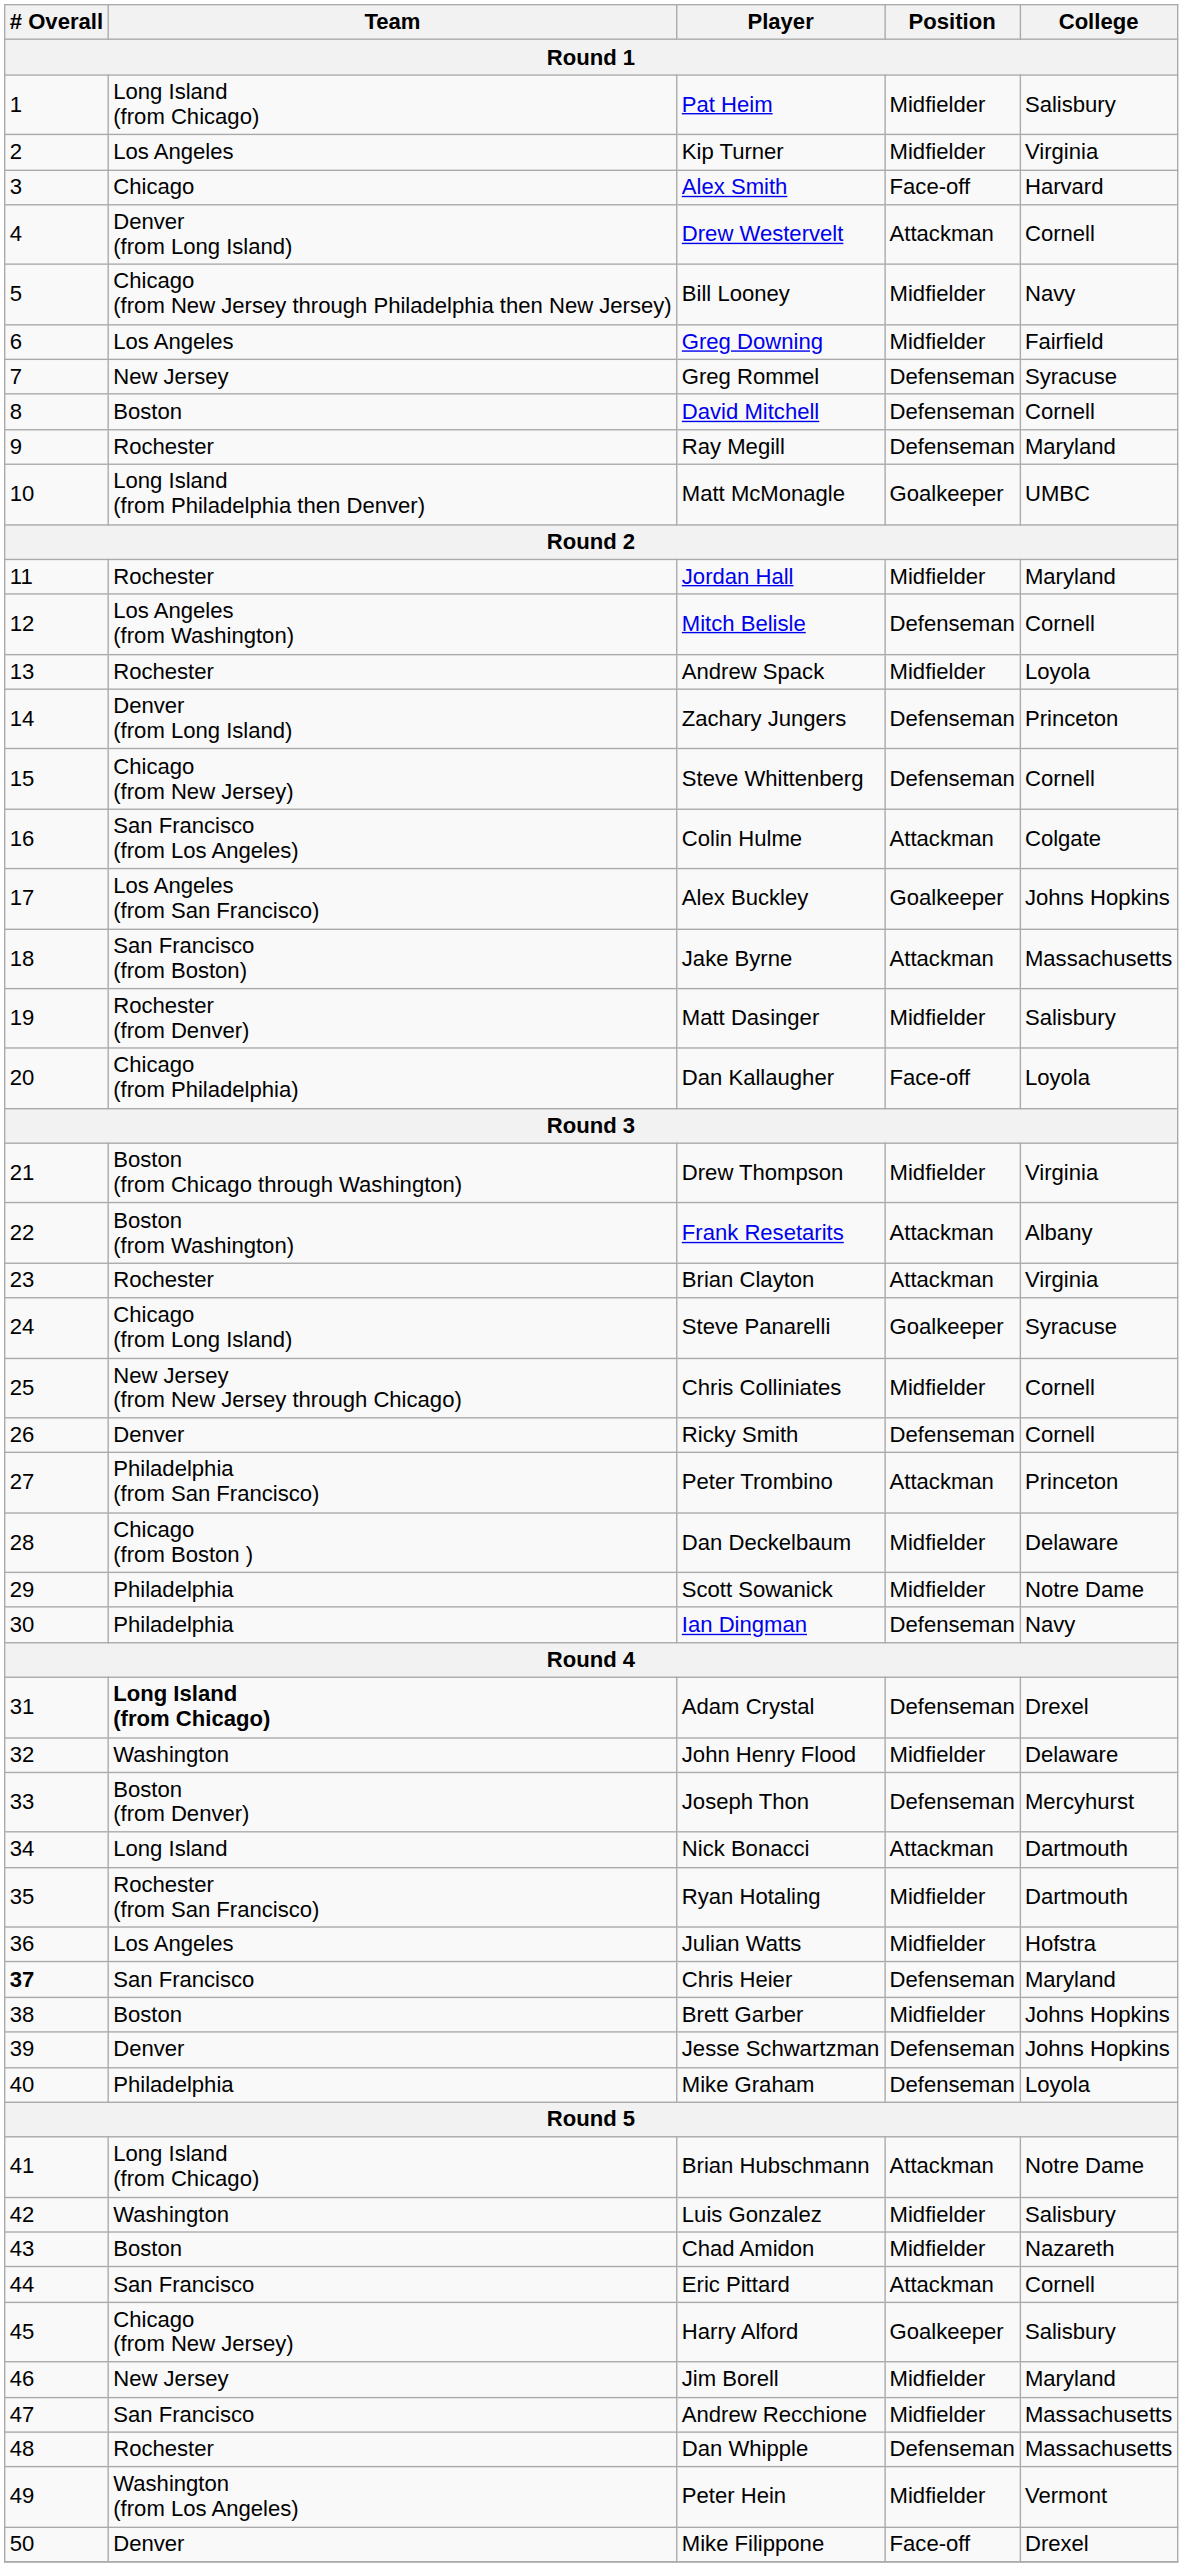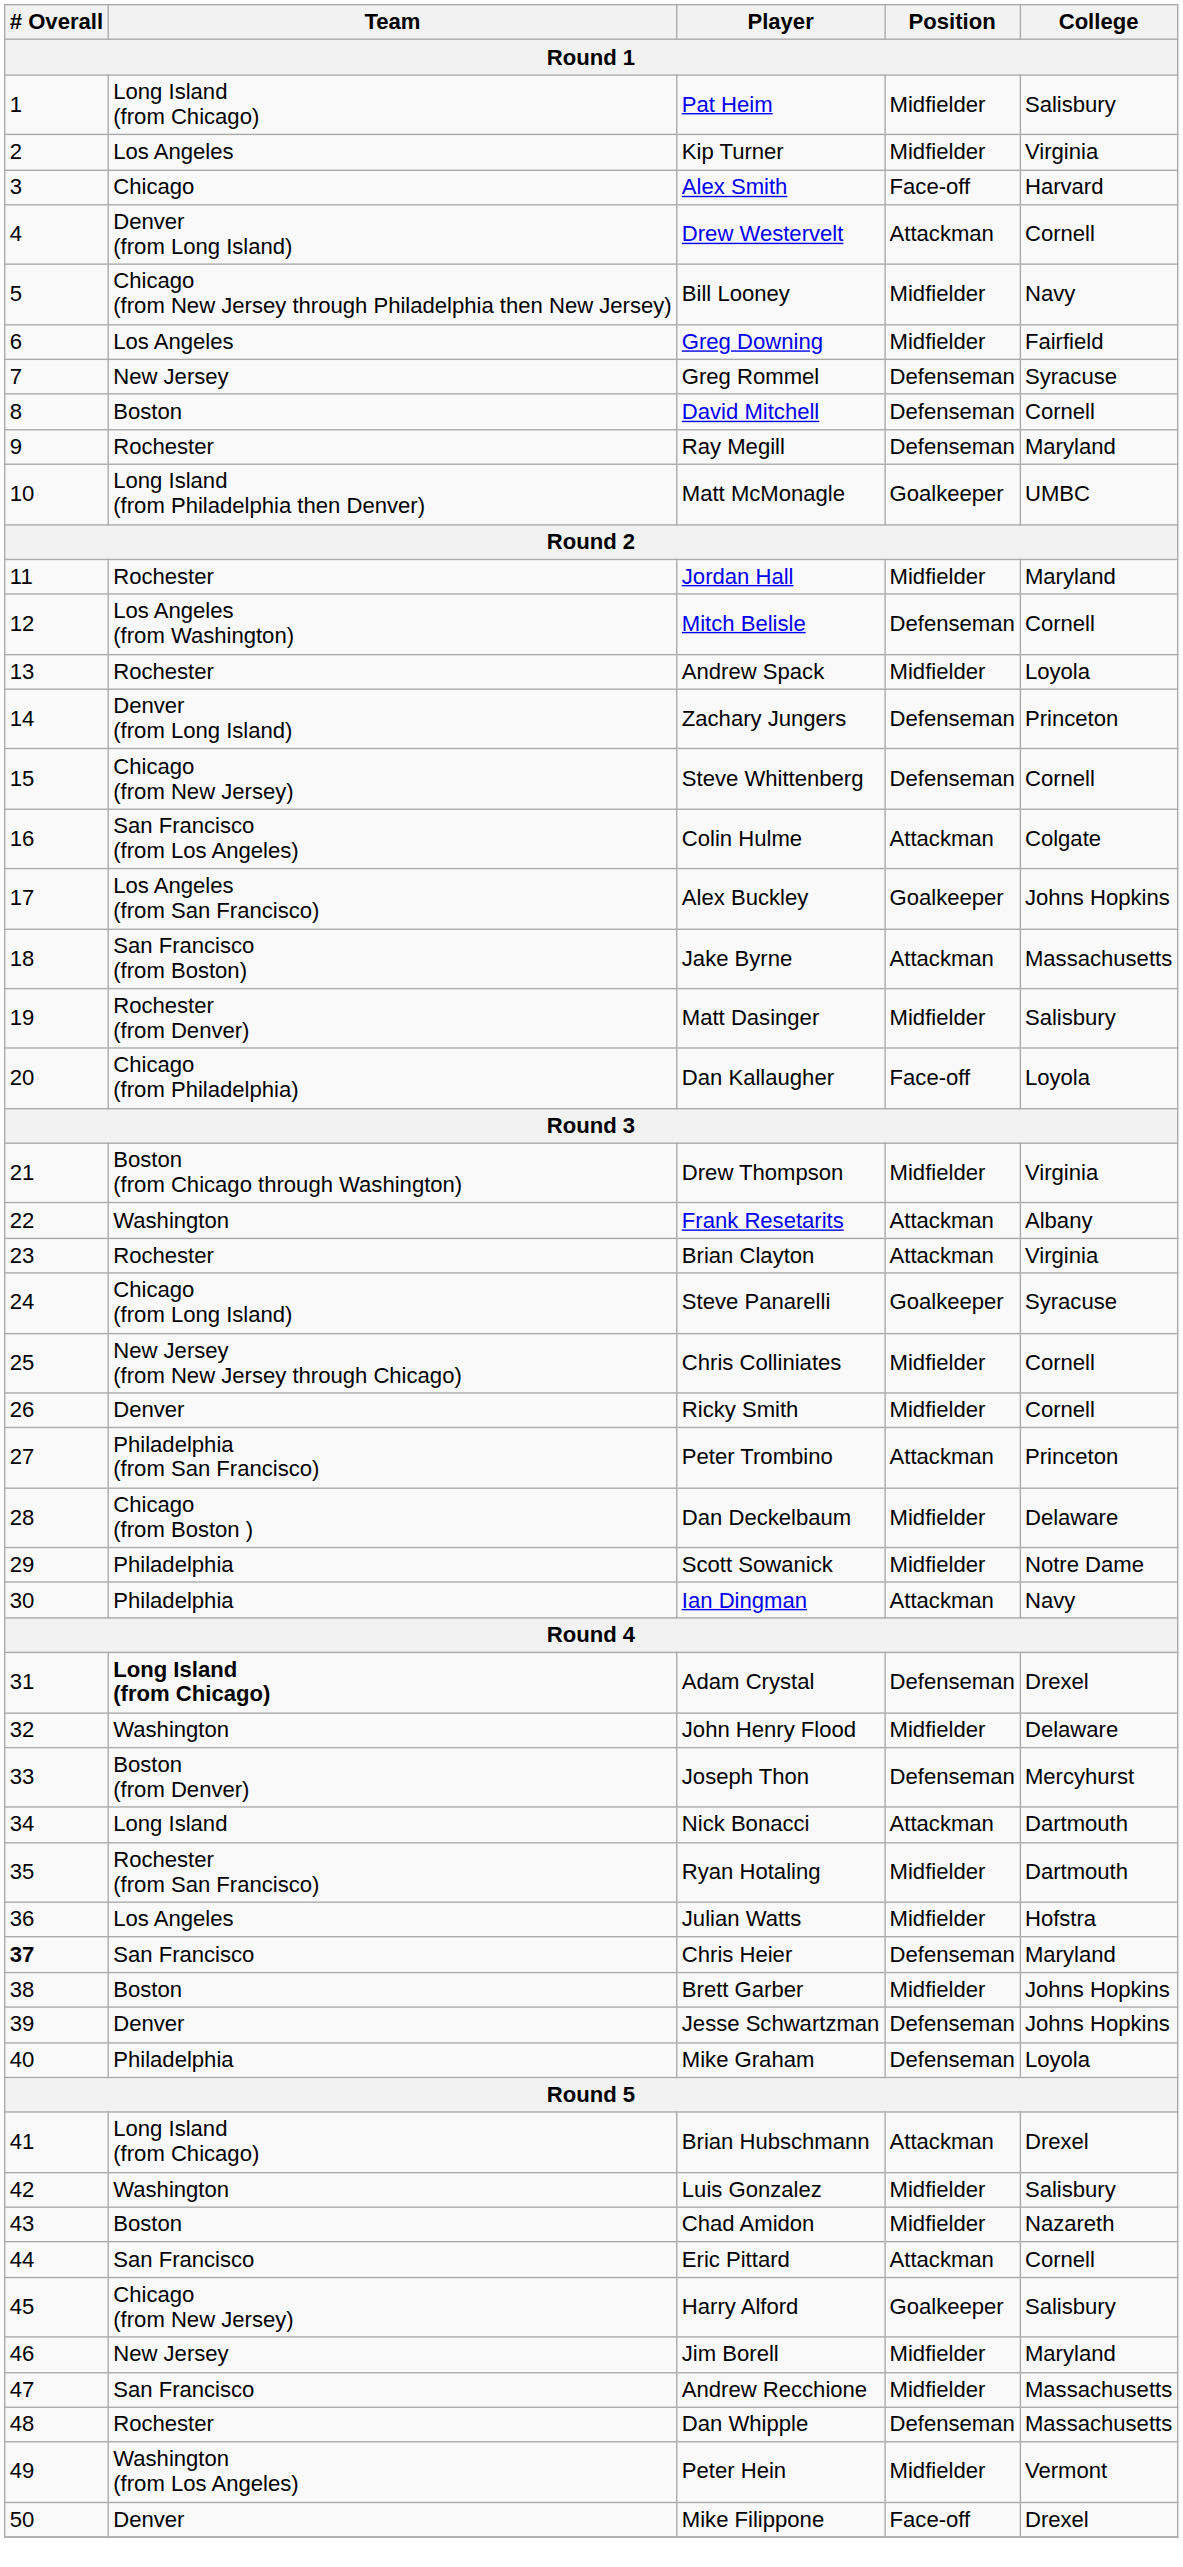(204, 1232) Boston (from Washington) -> (171, 1220) Washington
(952, 1434) Defenseman -> (937, 1410) Midfielder
(952, 1624) Defenseman -> (942, 1599) Attackman
(1084, 2166) Notre Dame -> (1057, 2142) Drexel
